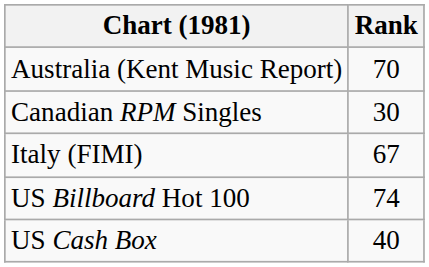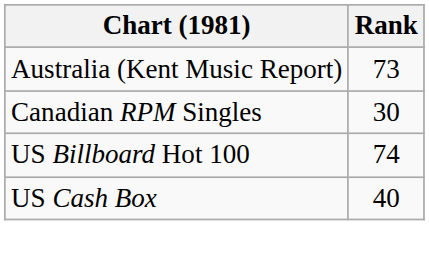(386, 68) 70 -> (386, 68) 73
- row: (77, 154)
